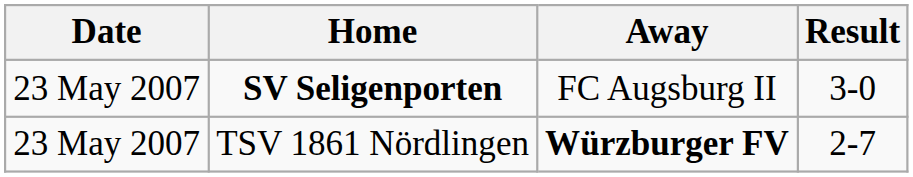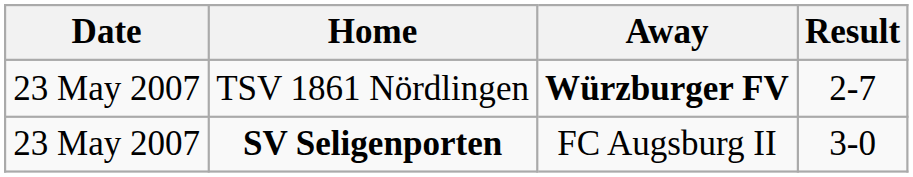rows swapped: (373, 87) <-> (373, 143)
